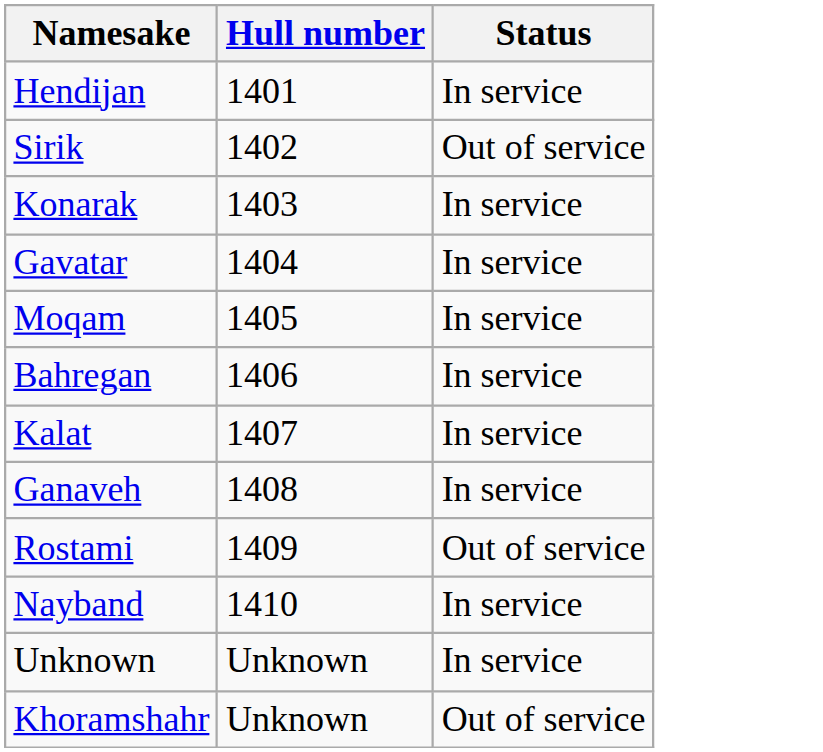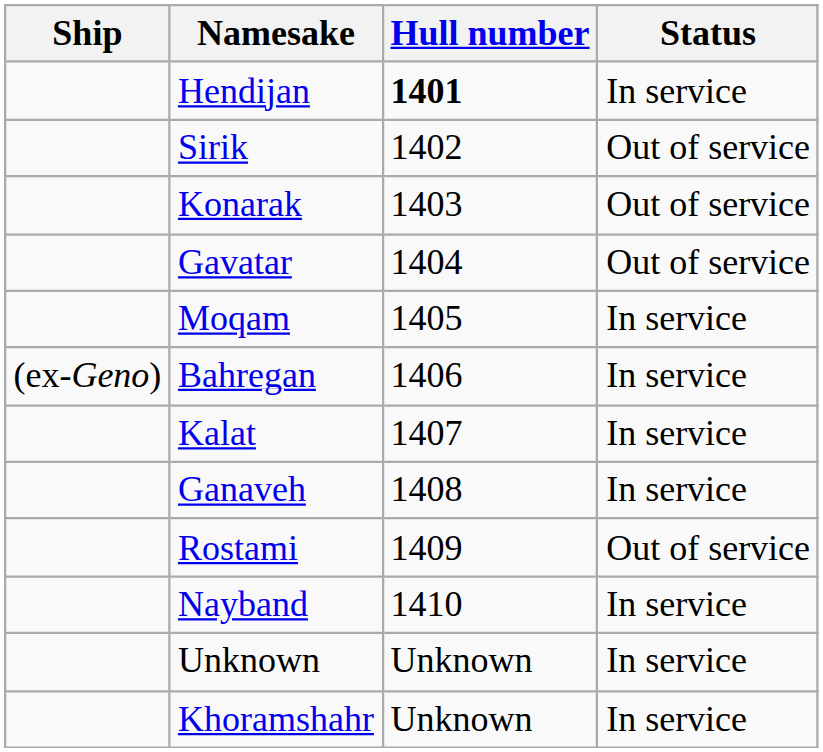+ column: (87, 33)
(262, 90) normal -> (427, 90) bold
(512, 204) In service -> (708, 204) Out of service
(512, 261) In service -> (708, 261) Out of service
(544, 718) Out of service -> (677, 718) In service
